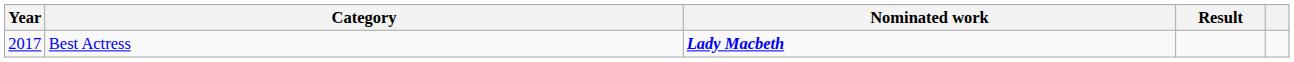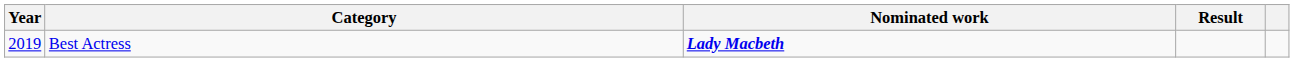(25, 43) 2017 -> (25, 43) 2019
